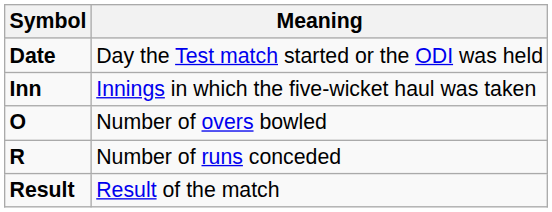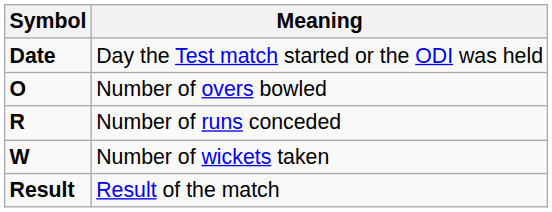- row: (26, 88)
+ row: (20, 156)
